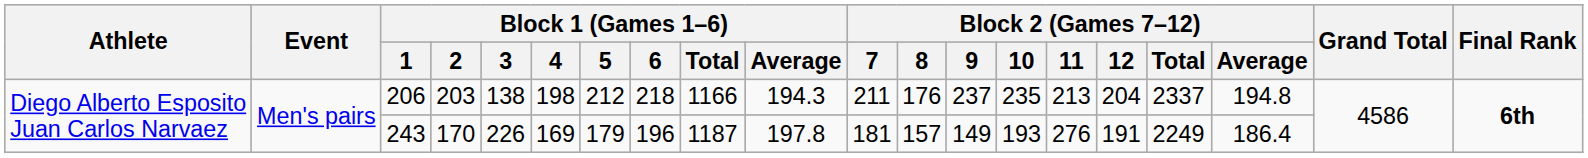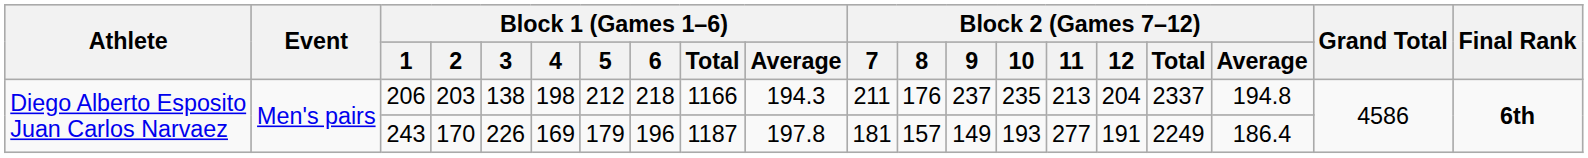(1071, 134) 276 -> (1071, 134) 277
